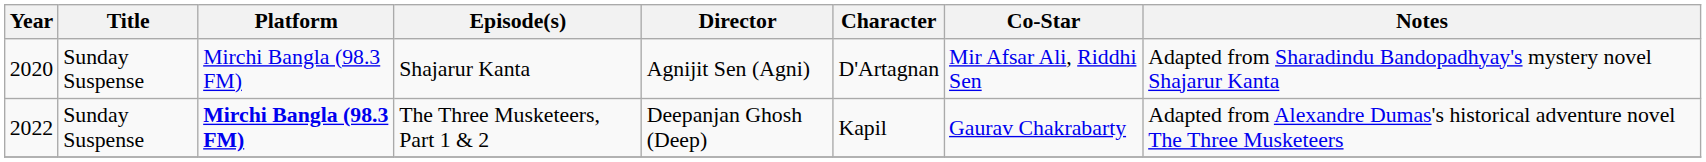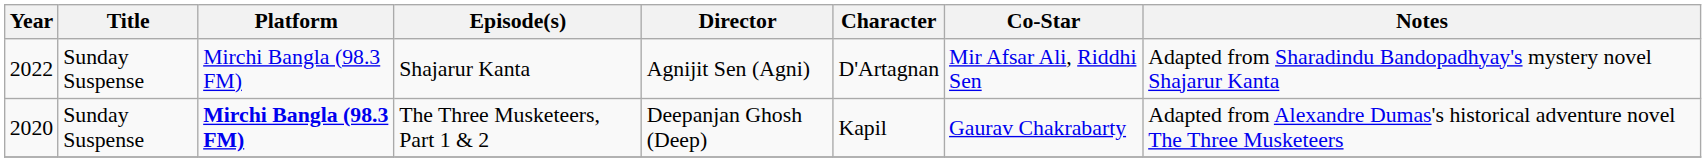(31, 68) 2020 -> (31, 68) 2022
(31, 127) 2022 -> (31, 127) 2020
